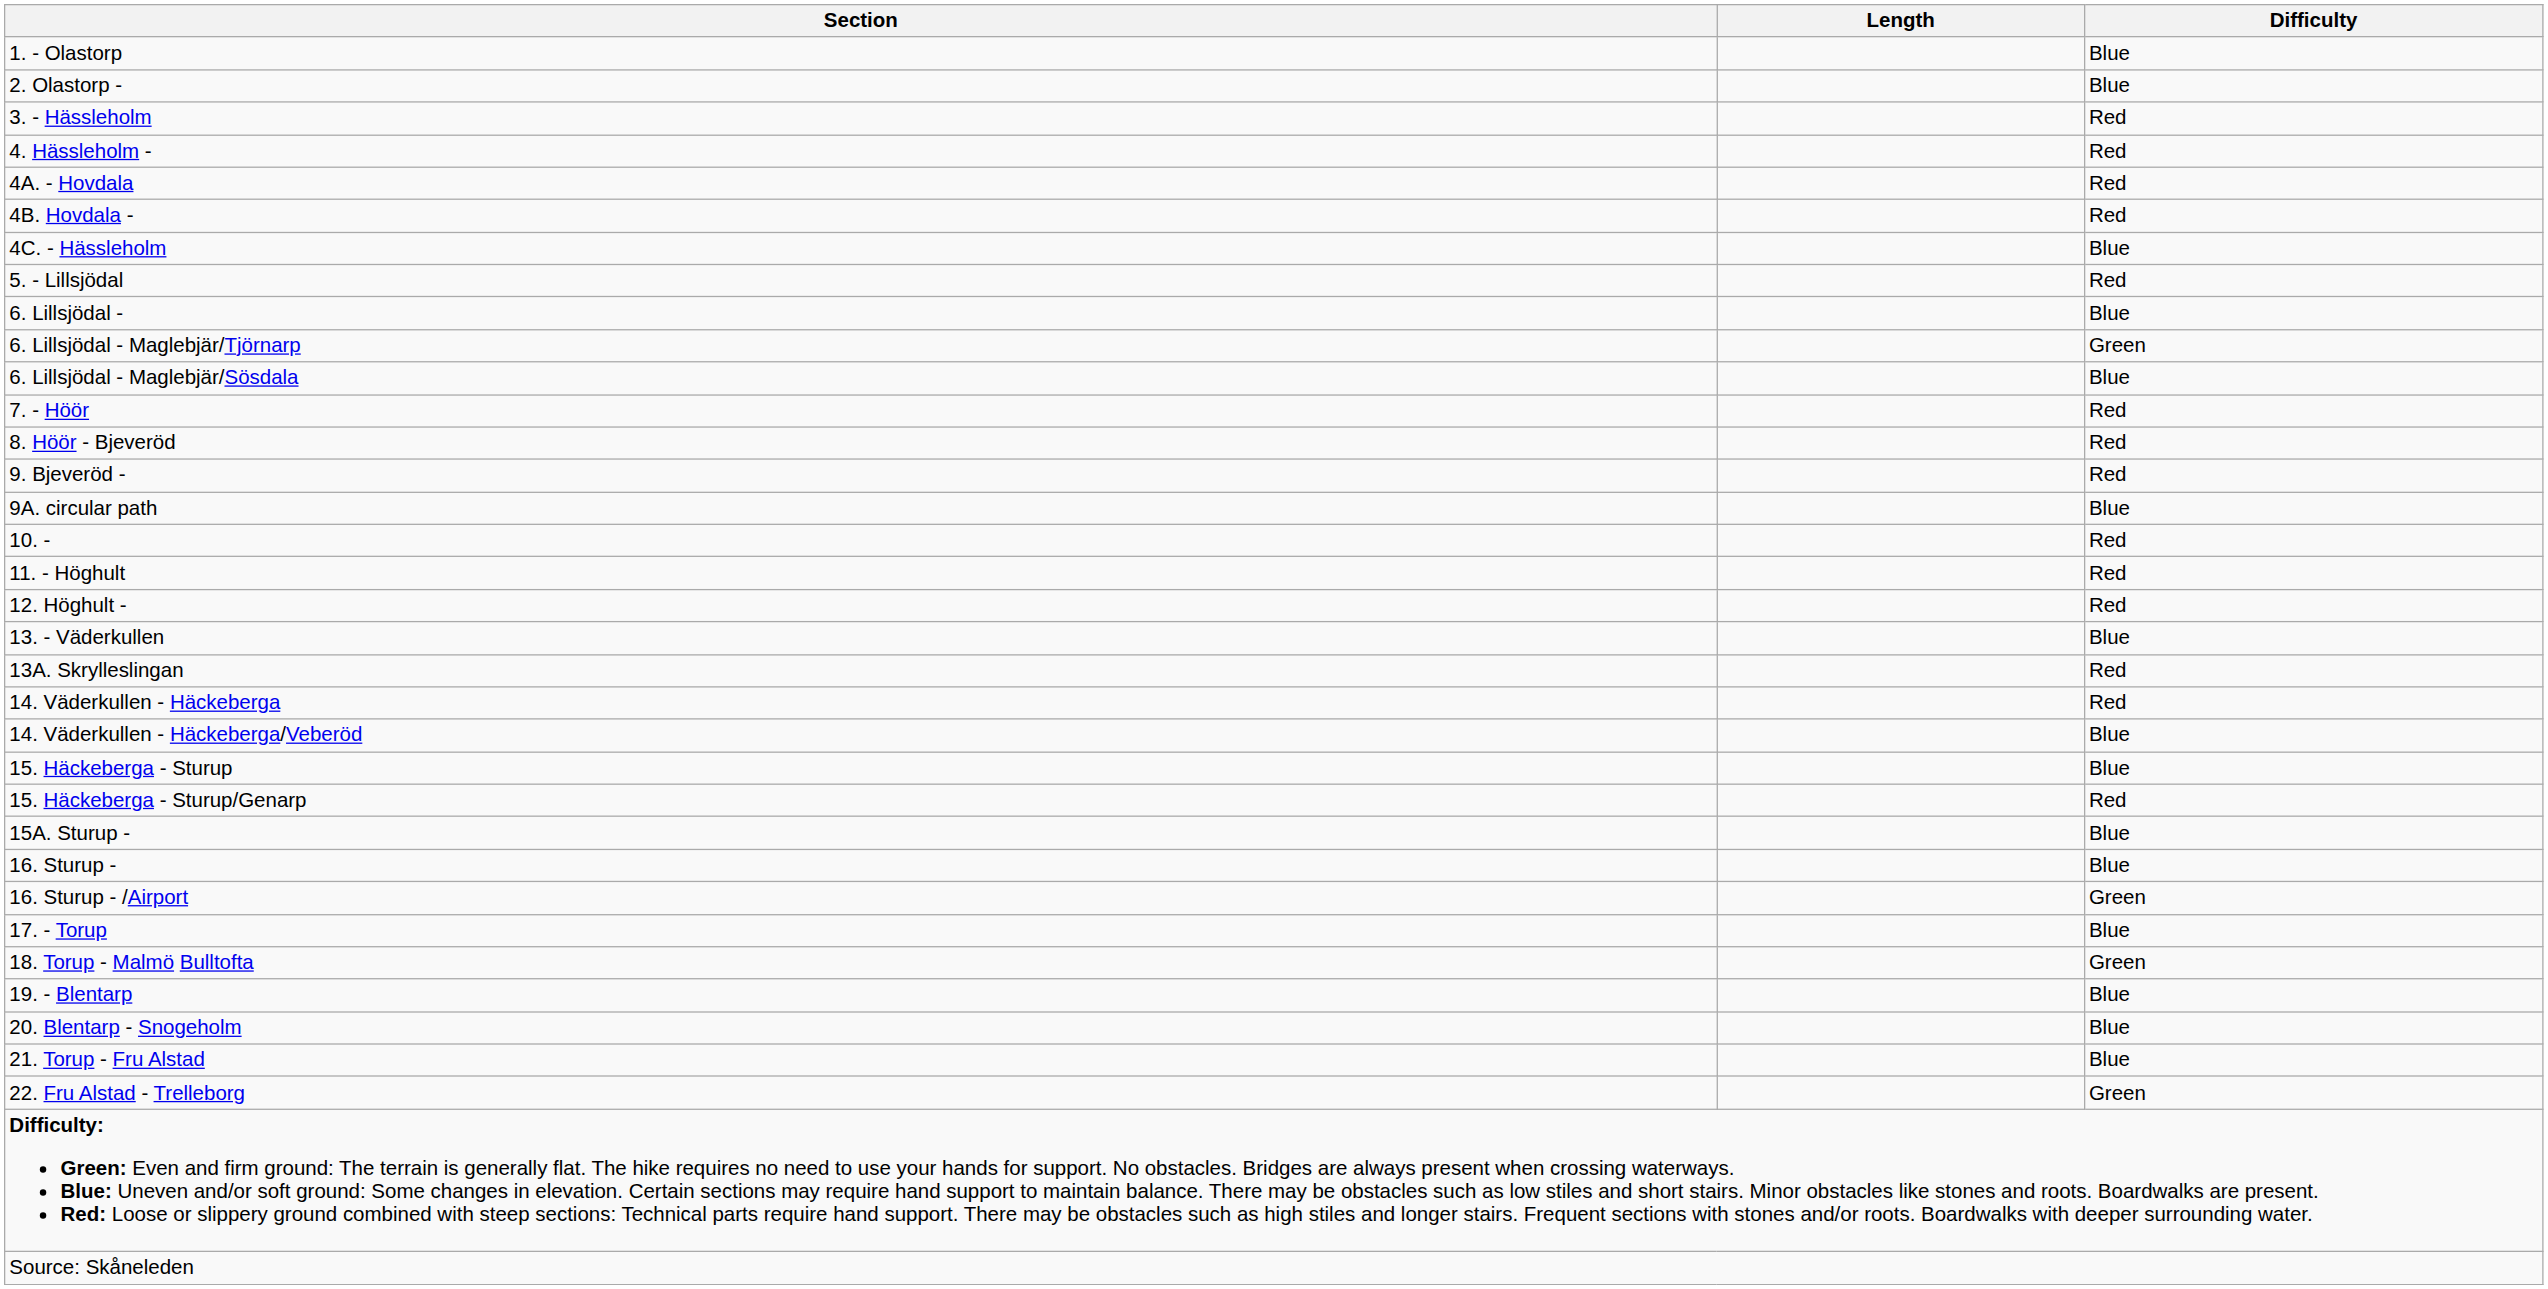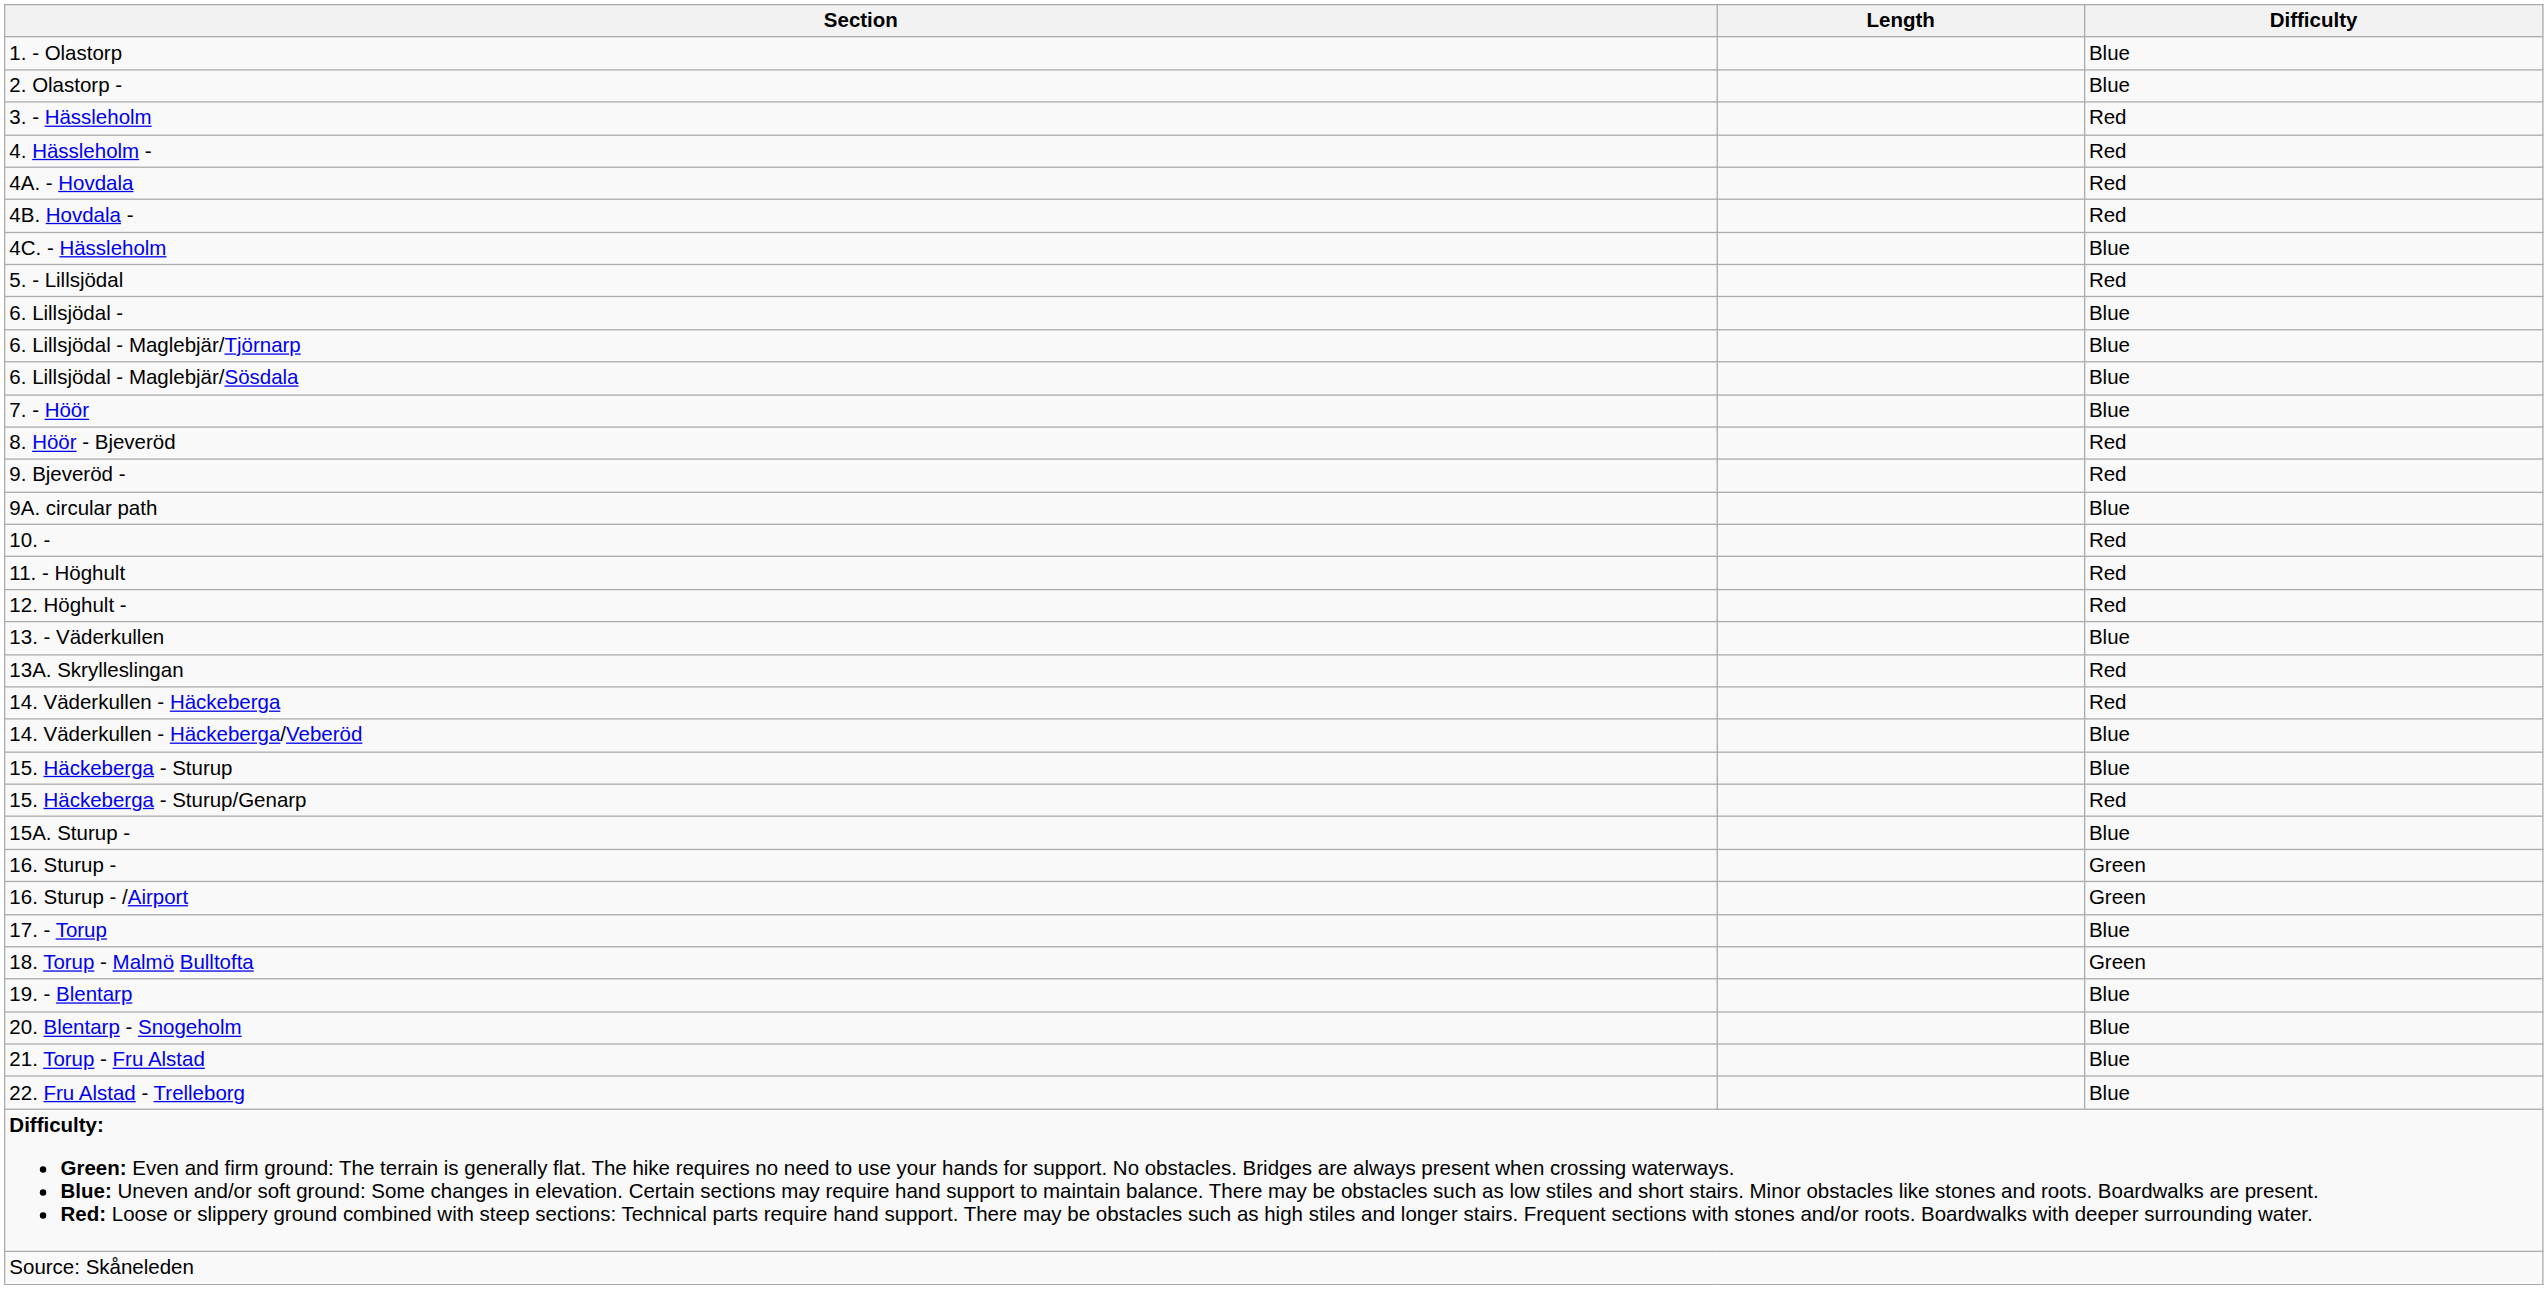(2117, 345) Green -> (2109, 345) Blue
(2108, 410) Red -> (2109, 410) Blue
(2109, 865) Blue -> (2117, 865) Green
(2117, 1092) Green -> (2109, 1092) Blue
